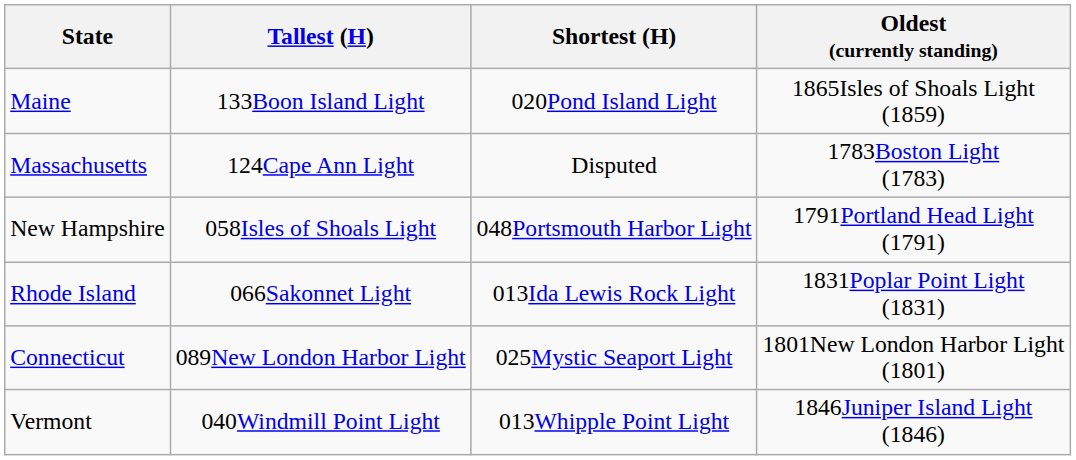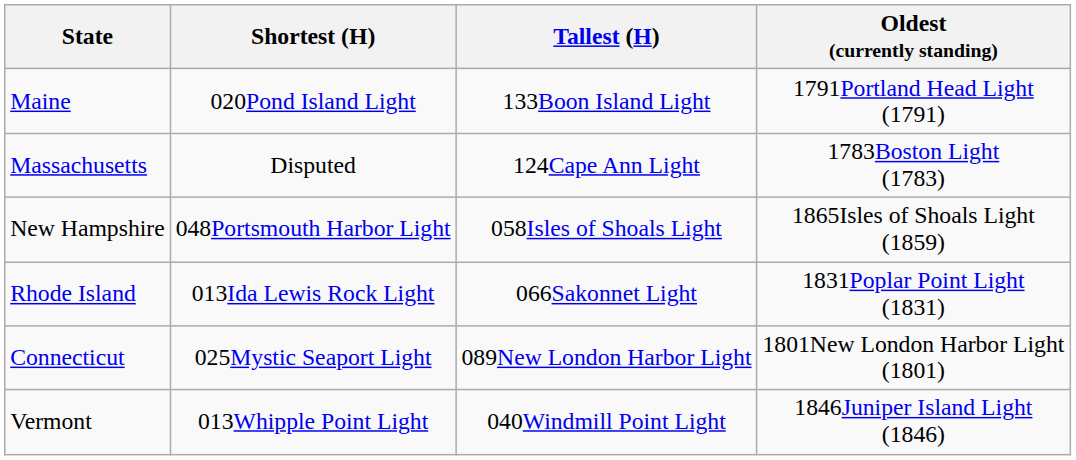columns swapped: (321, 36) <-> (614, 36)
(913, 100) 1865Isles of Shoals Light (1859) -> (913, 100) 1791Portland Head Light (1791)
(913, 229) 1791Portland Head Light (1791) -> (913, 229) 1865Isles of Shoals Light (1859)
